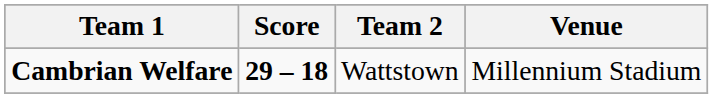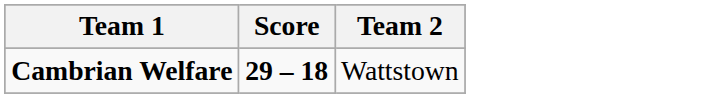- column: (586, 26)
